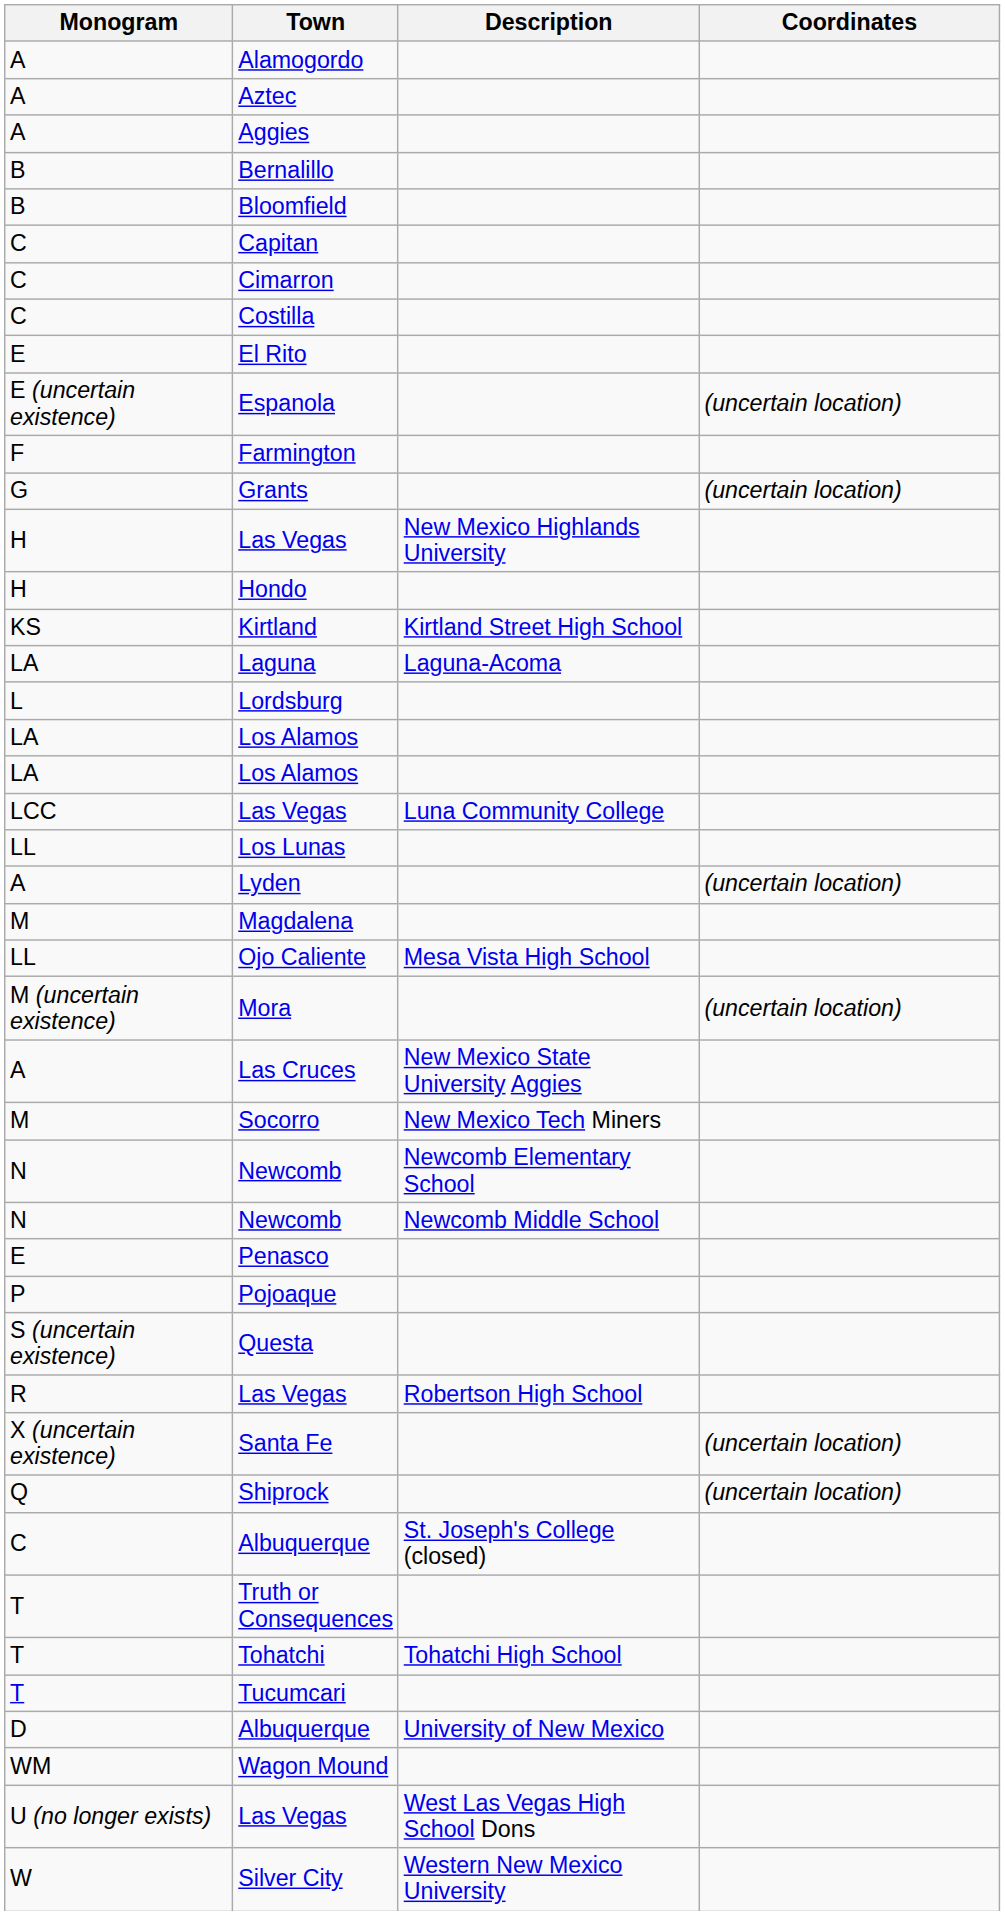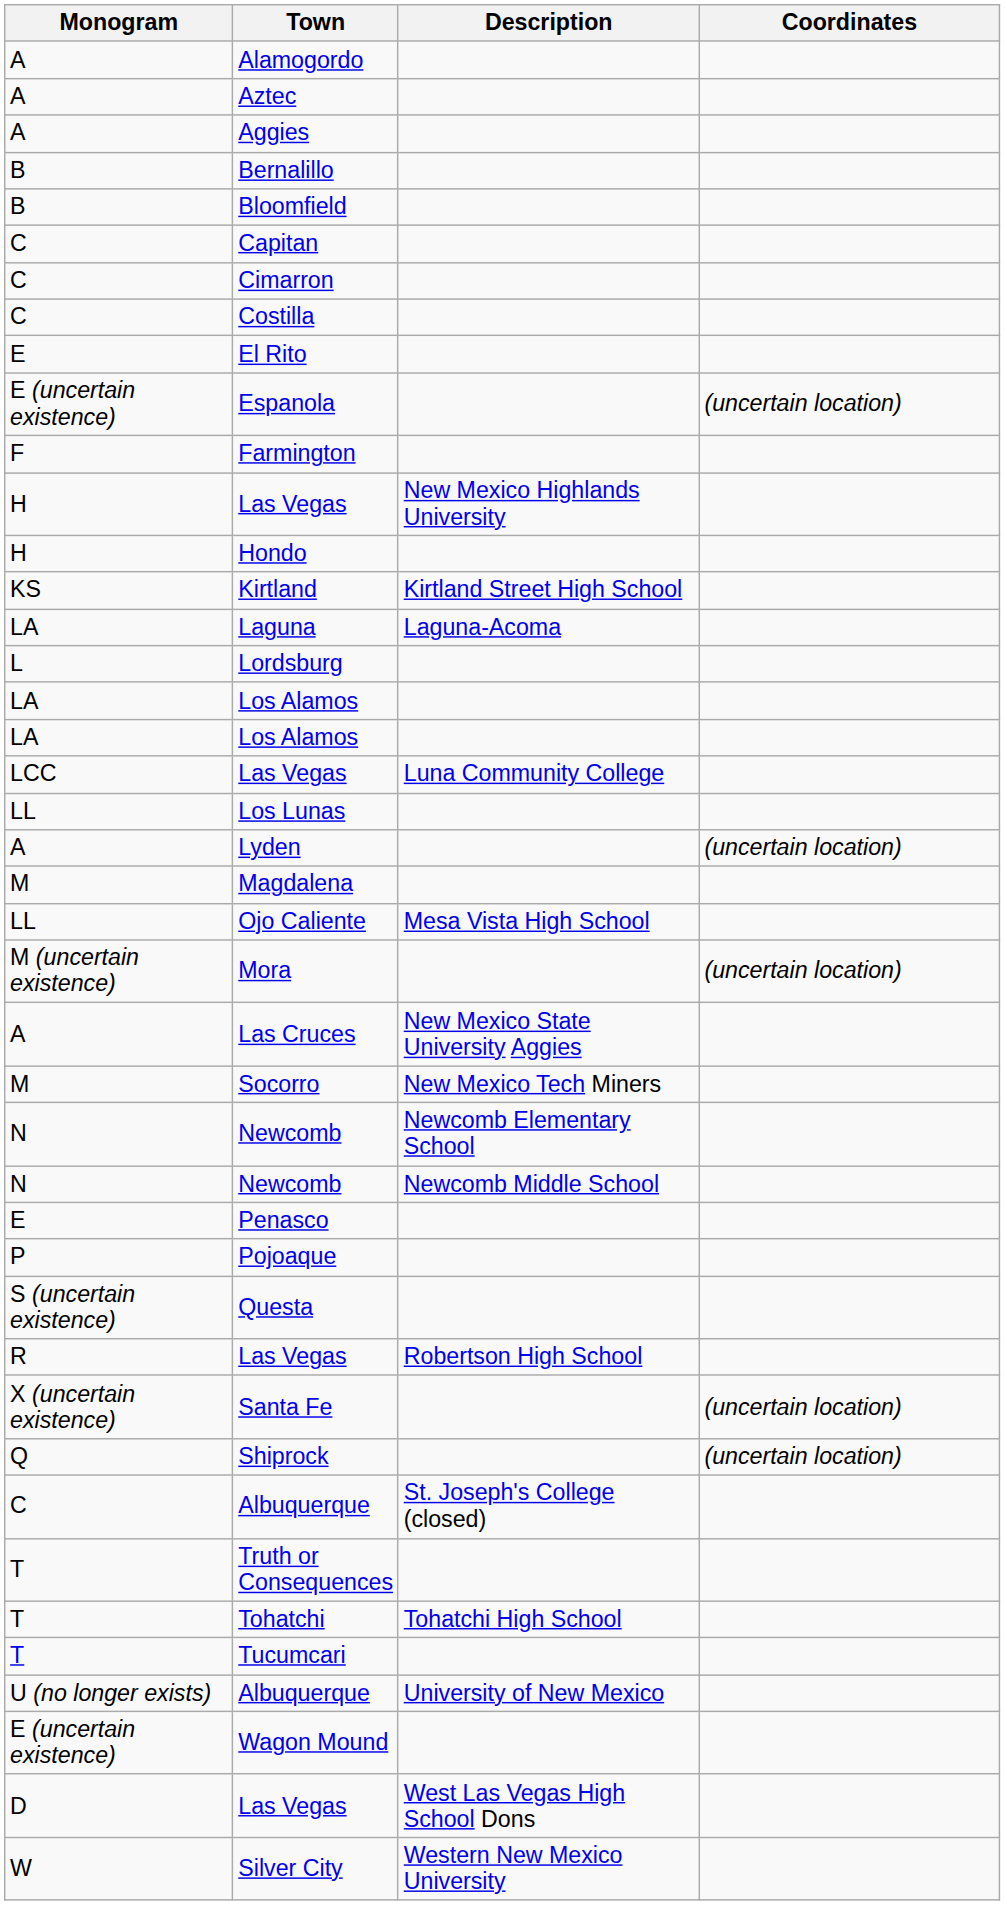- row: (273, 490)
(18, 1729) D -> (111, 1692) U (no longer exists)
(31, 1766) WM -> (73, 1742) E (uncertain existence)
(111, 1816) U (no longer exists) -> (18, 1805) D
